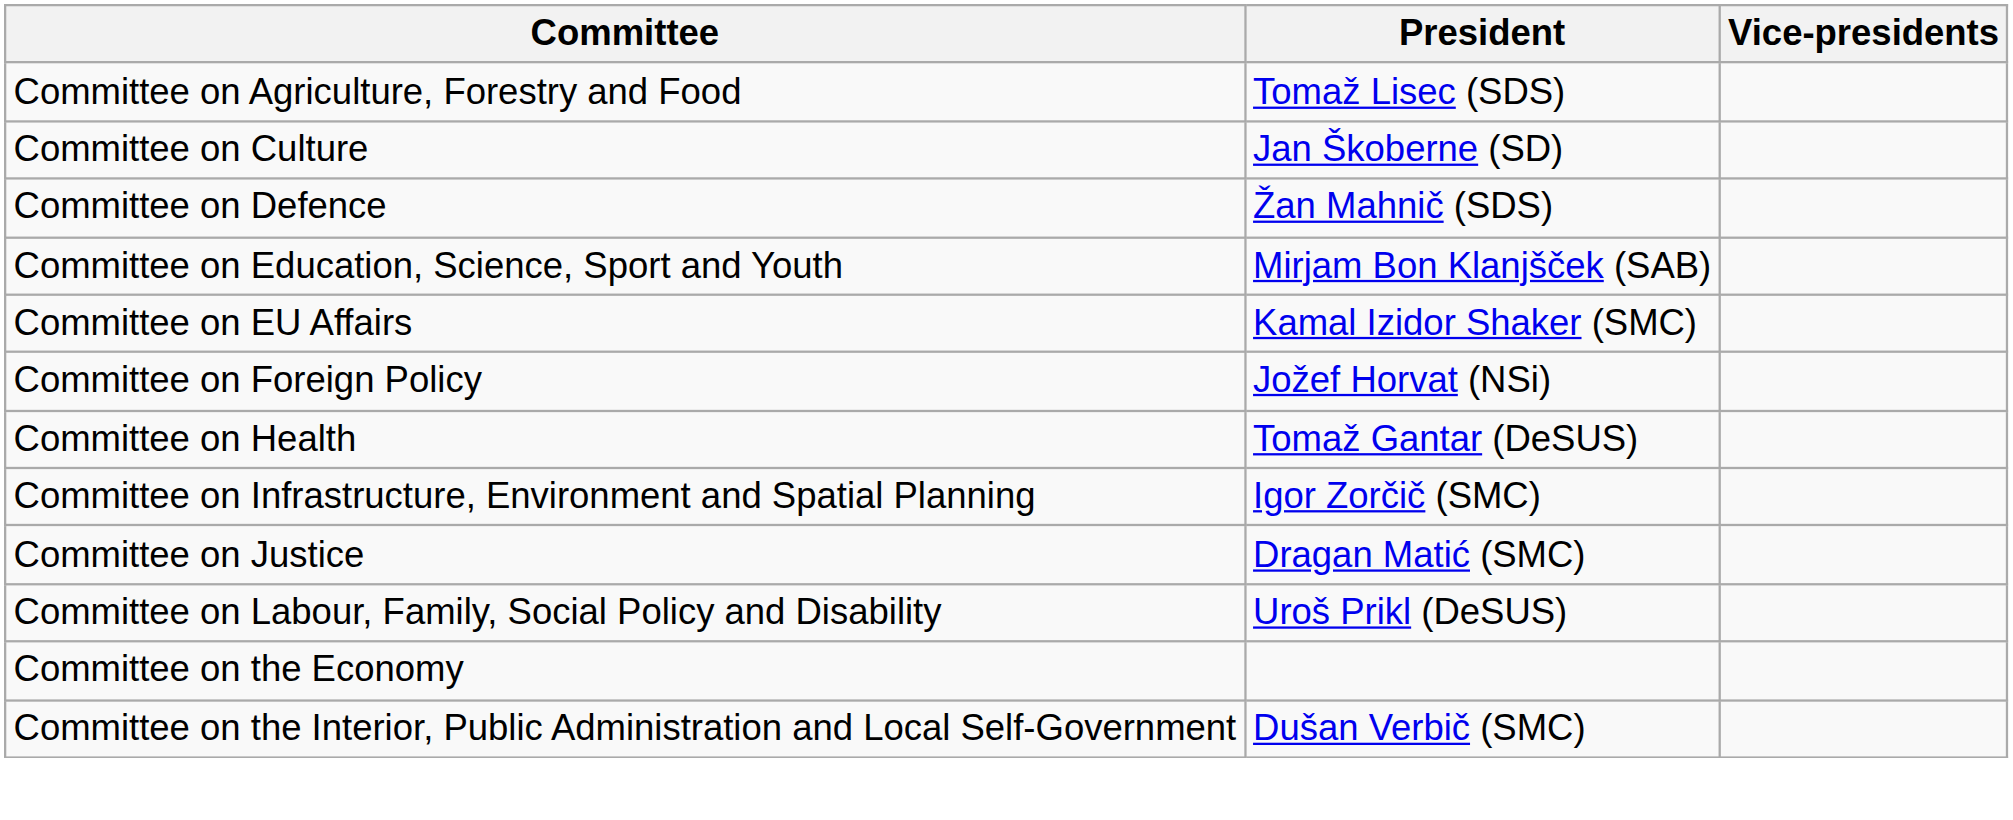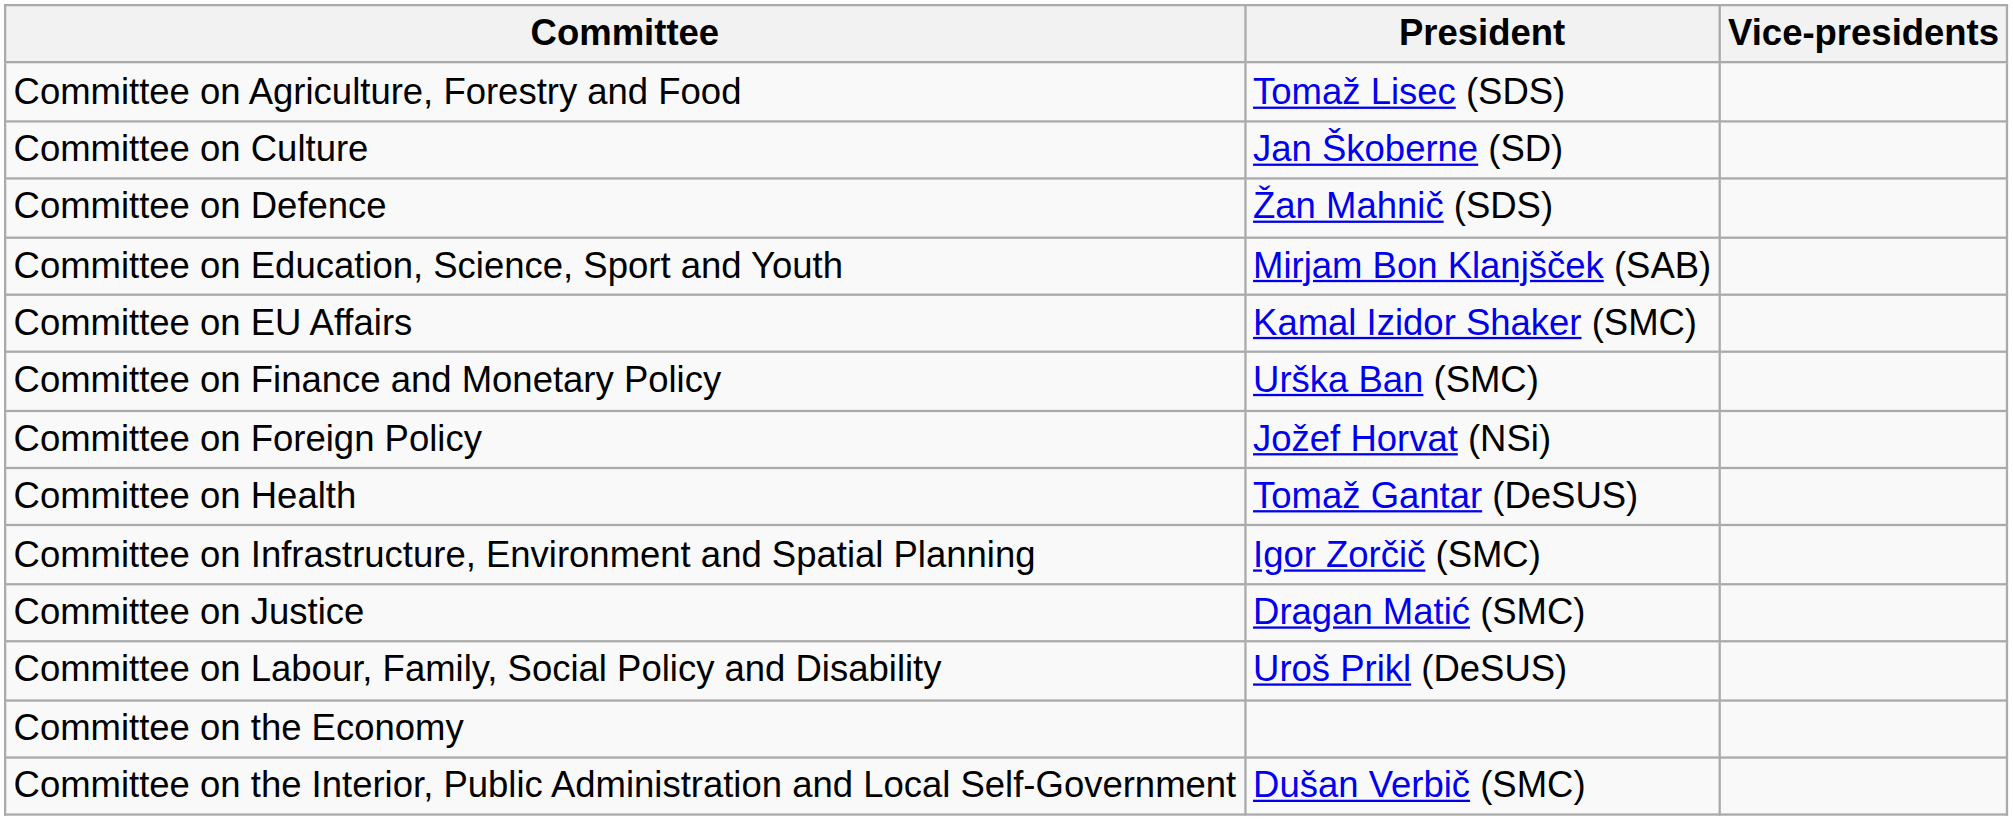+ row: (367, 380)
